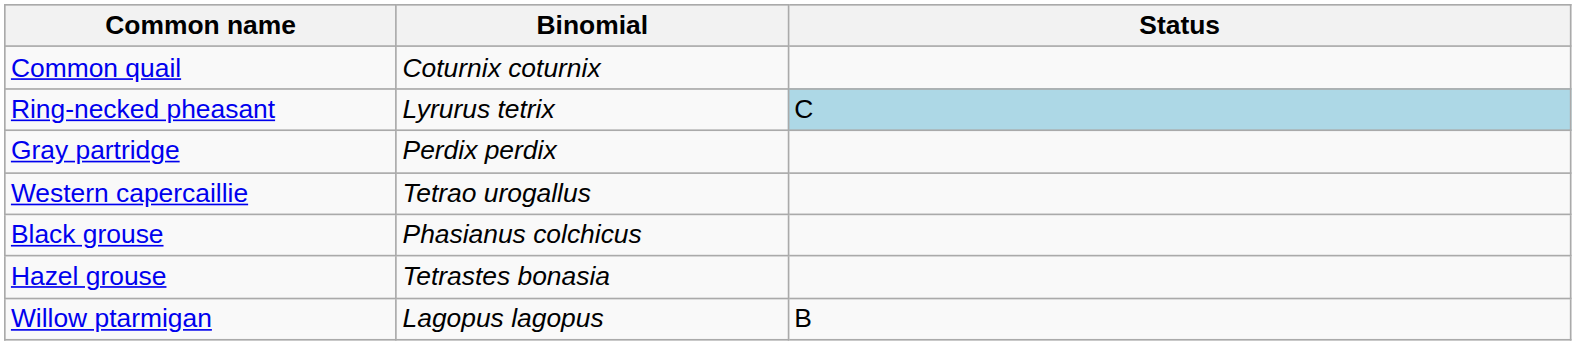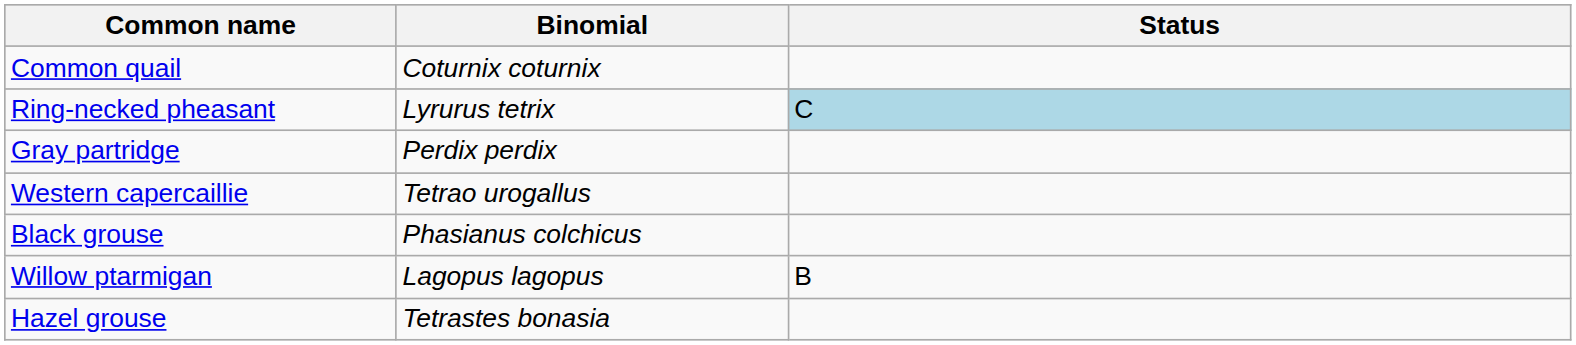rows swapped: (89, 276) <-> (111, 318)
